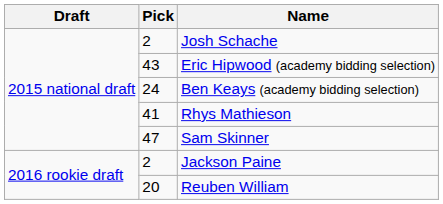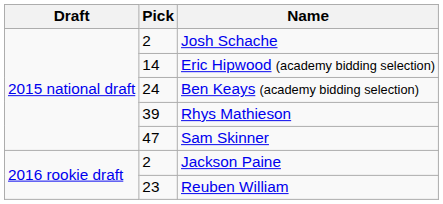(151, 65) 43 -> (151, 65) 14
(151, 114) 41 -> (151, 114) 39
(151, 187) 20 -> (151, 187) 23
